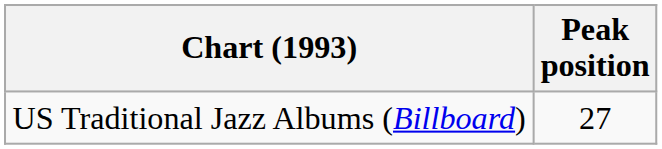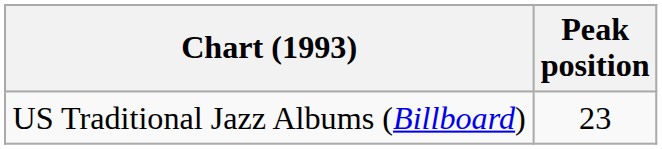(595, 117) 27 -> (595, 117) 23
